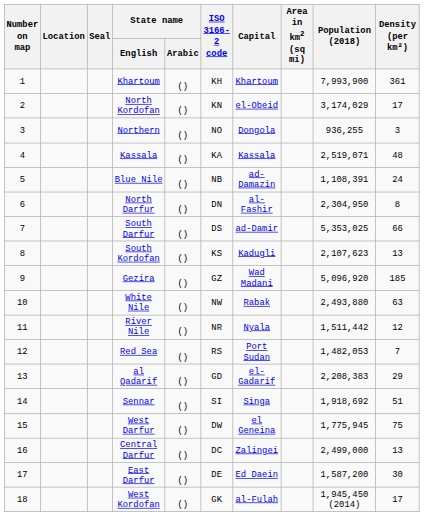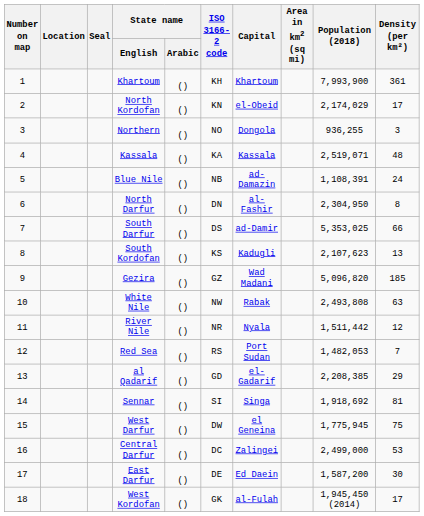(344, 106) 3,174,029 -> (344, 106) 2,174,029
(344, 278) 5,096,920 -> (344, 278) 5,096,820
(344, 303) 2,493,880 -> (344, 303) 2,493,808
(344, 377) 2,208,383 -> (344, 377) 2,208,385
(398, 401) 51 -> (398, 401) 81
(398, 450) 13 -> (398, 450) 53
